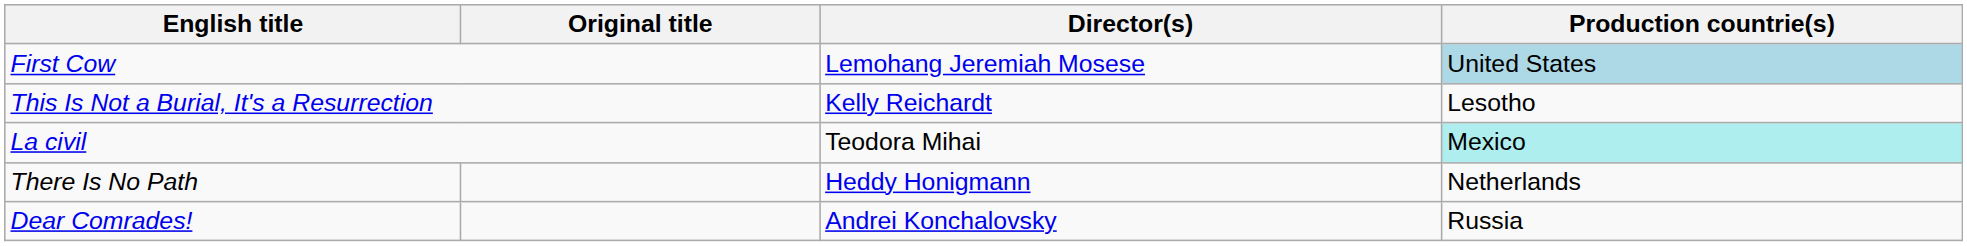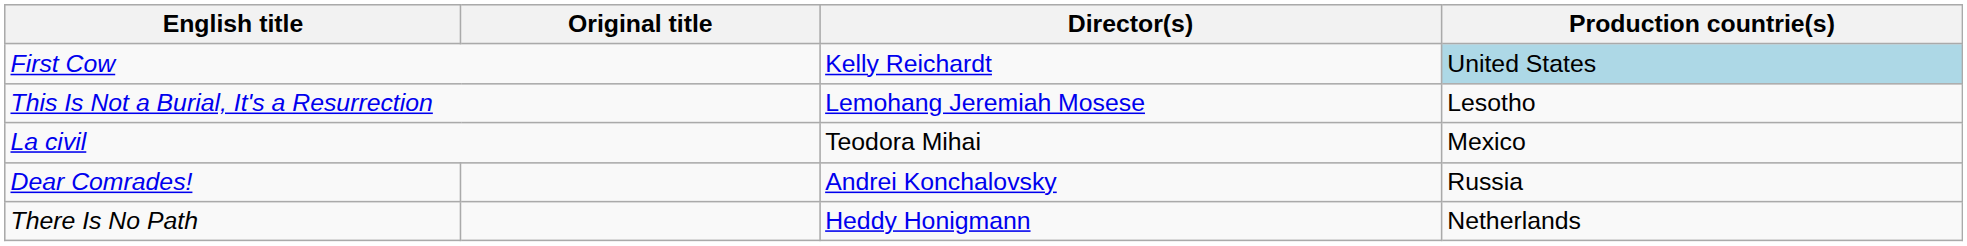(985, 63) Lemohang Jeremiah Mosese -> (909, 63) Kelly Reichardt
(909, 102) Kelly Reichardt -> (985, 102) Lemohang Jeremiah Mosese
(1487, 142) paleturquoise background -> (1487, 142) no background
rows swapped: (104, 181) <-> (101, 220)
